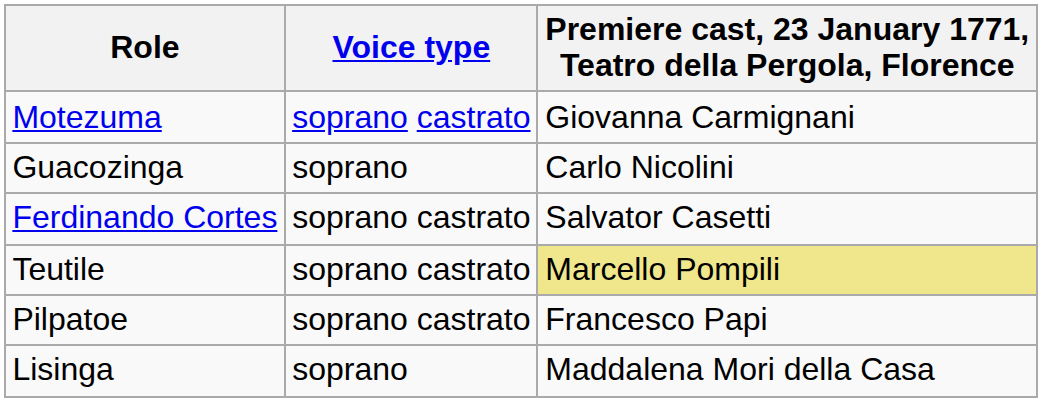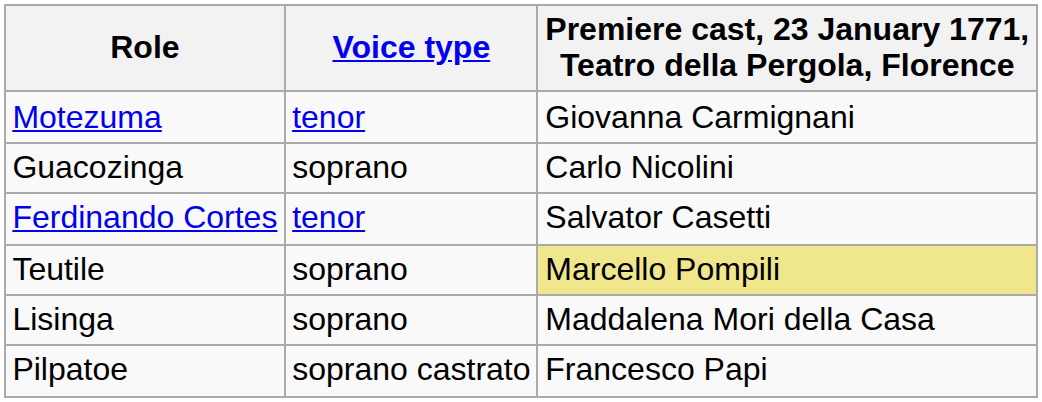(411, 116) soprano castrato -> (329, 116) tenor
(411, 218) soprano castrato -> (329, 218) tenor
(411, 268) soprano castrato -> (350, 268) soprano
rows swapped: (63, 370) <-> (70, 319)
